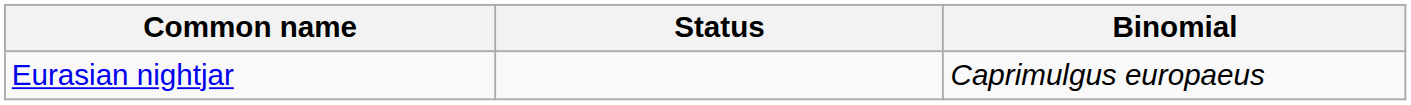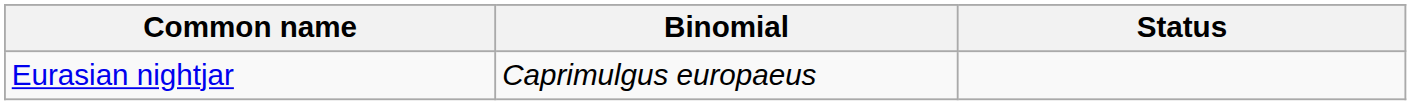columns swapped: (1175, 27) <-> (719, 27)
